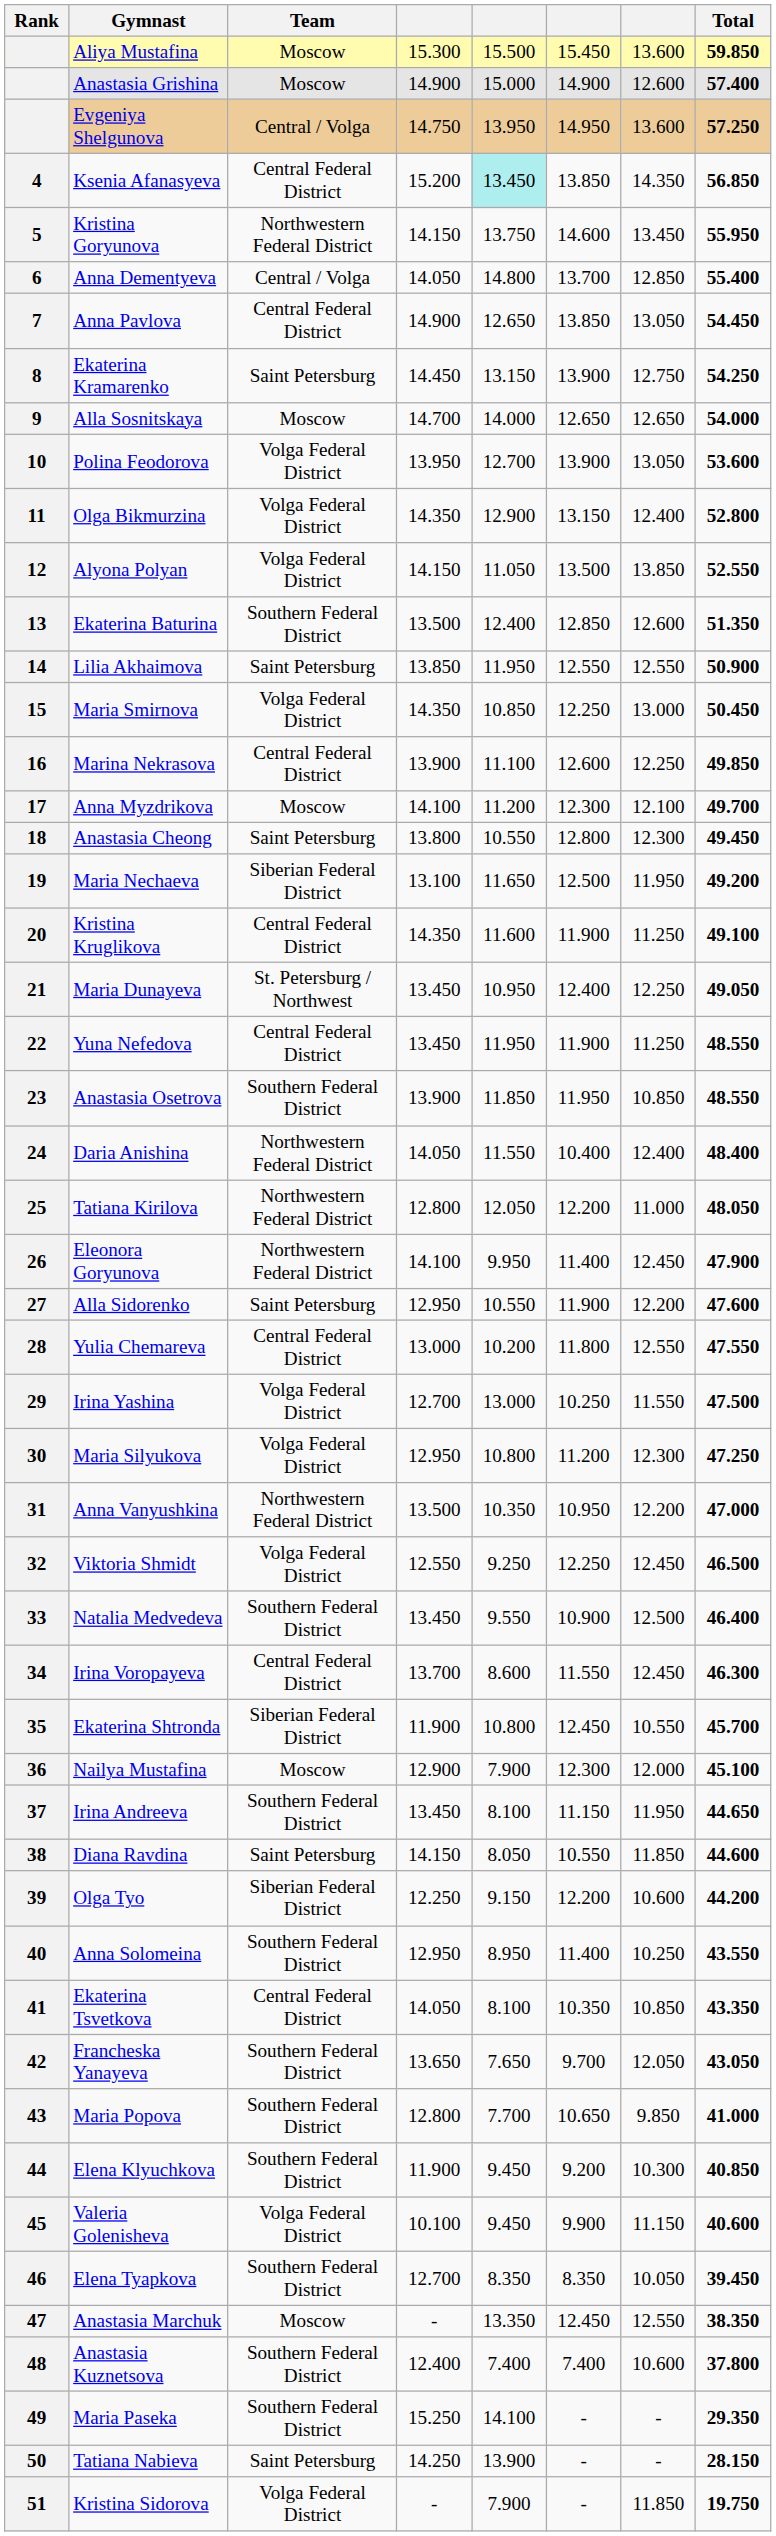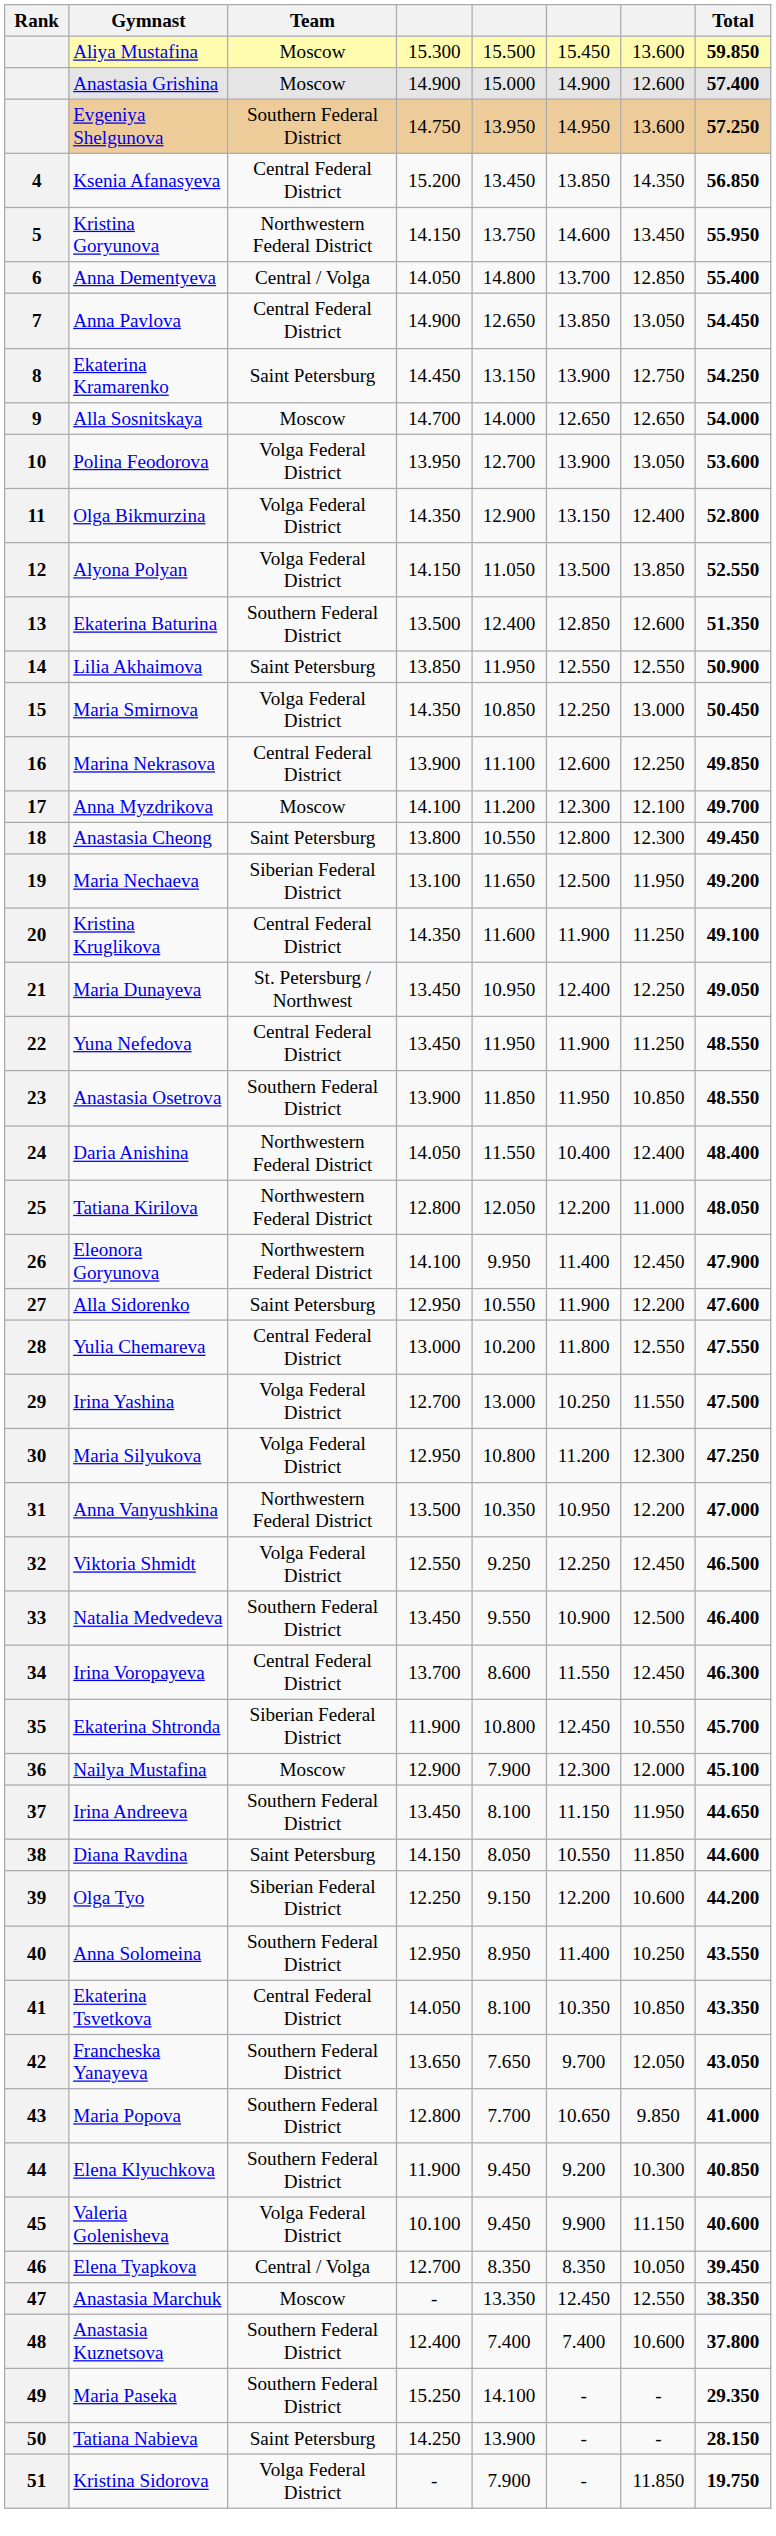(313, 126) Central / Volga -> (313, 126) Southern Federal District
(509, 180) paleturquoise background -> (509, 180) no background
(313, 2278) Southern Federal District -> (313, 2266) Central / Volga
